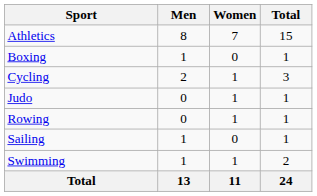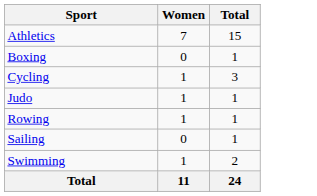- column: (184, 14)
